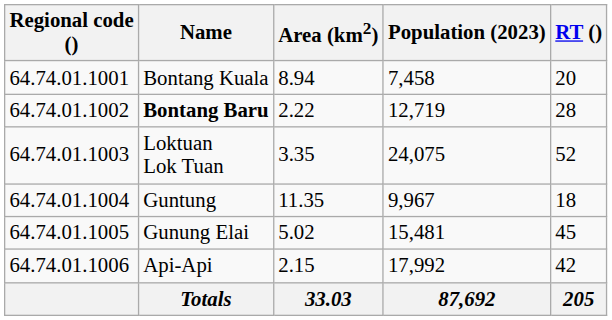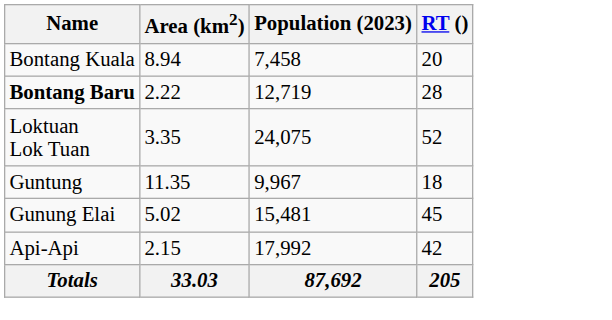- column: (72, 32)
